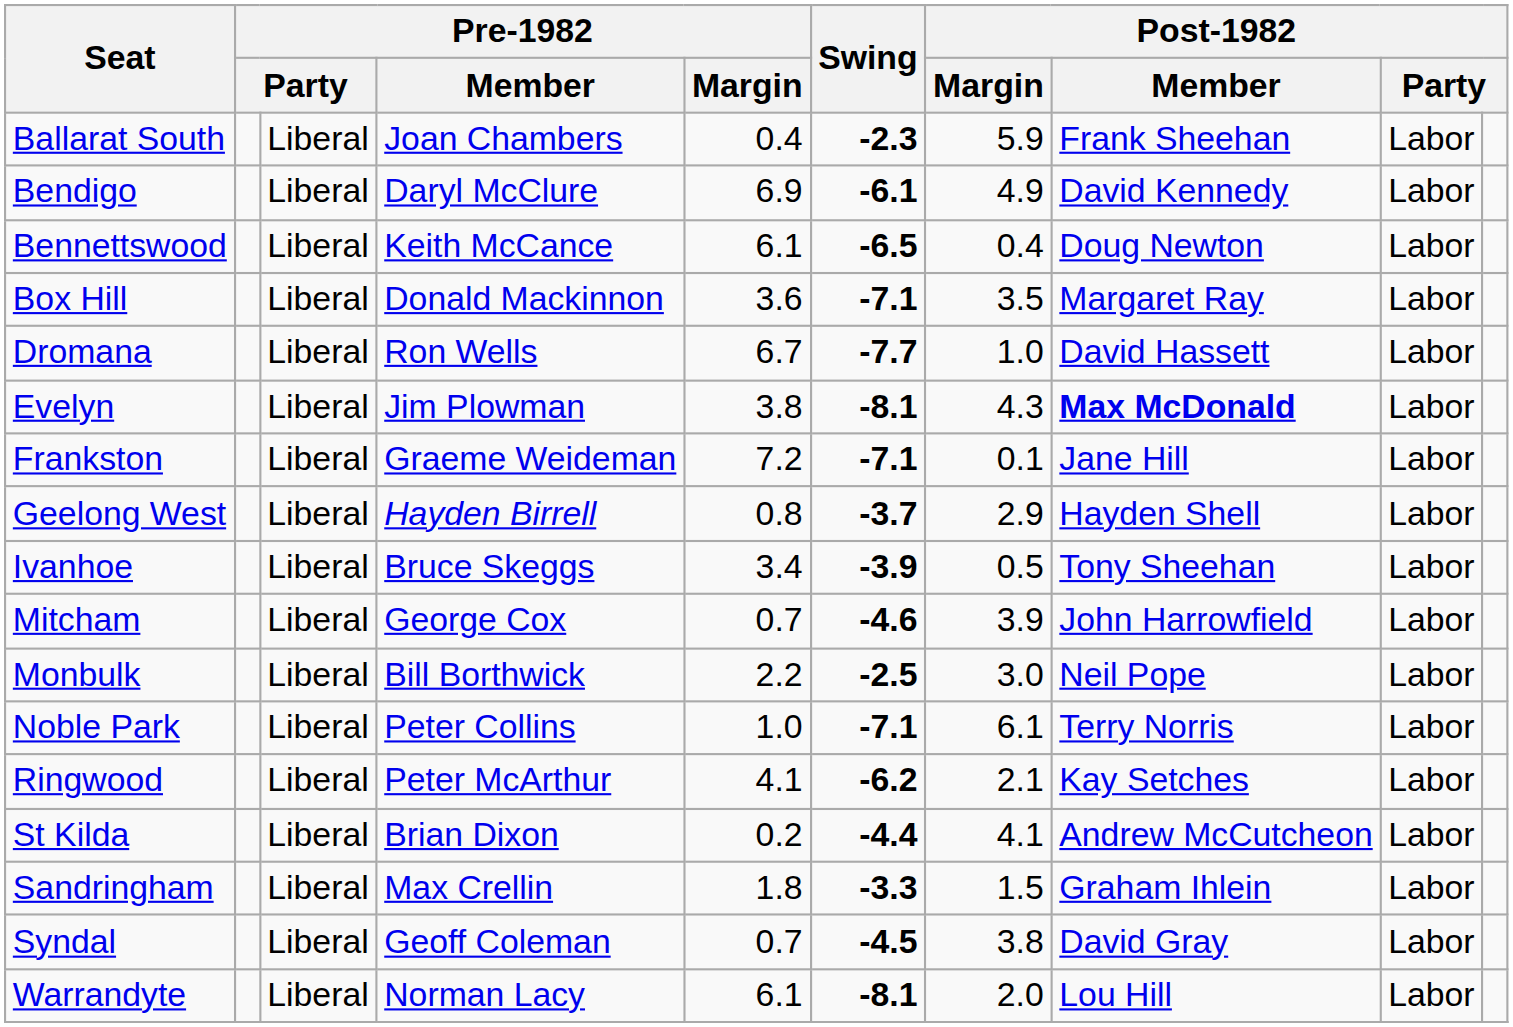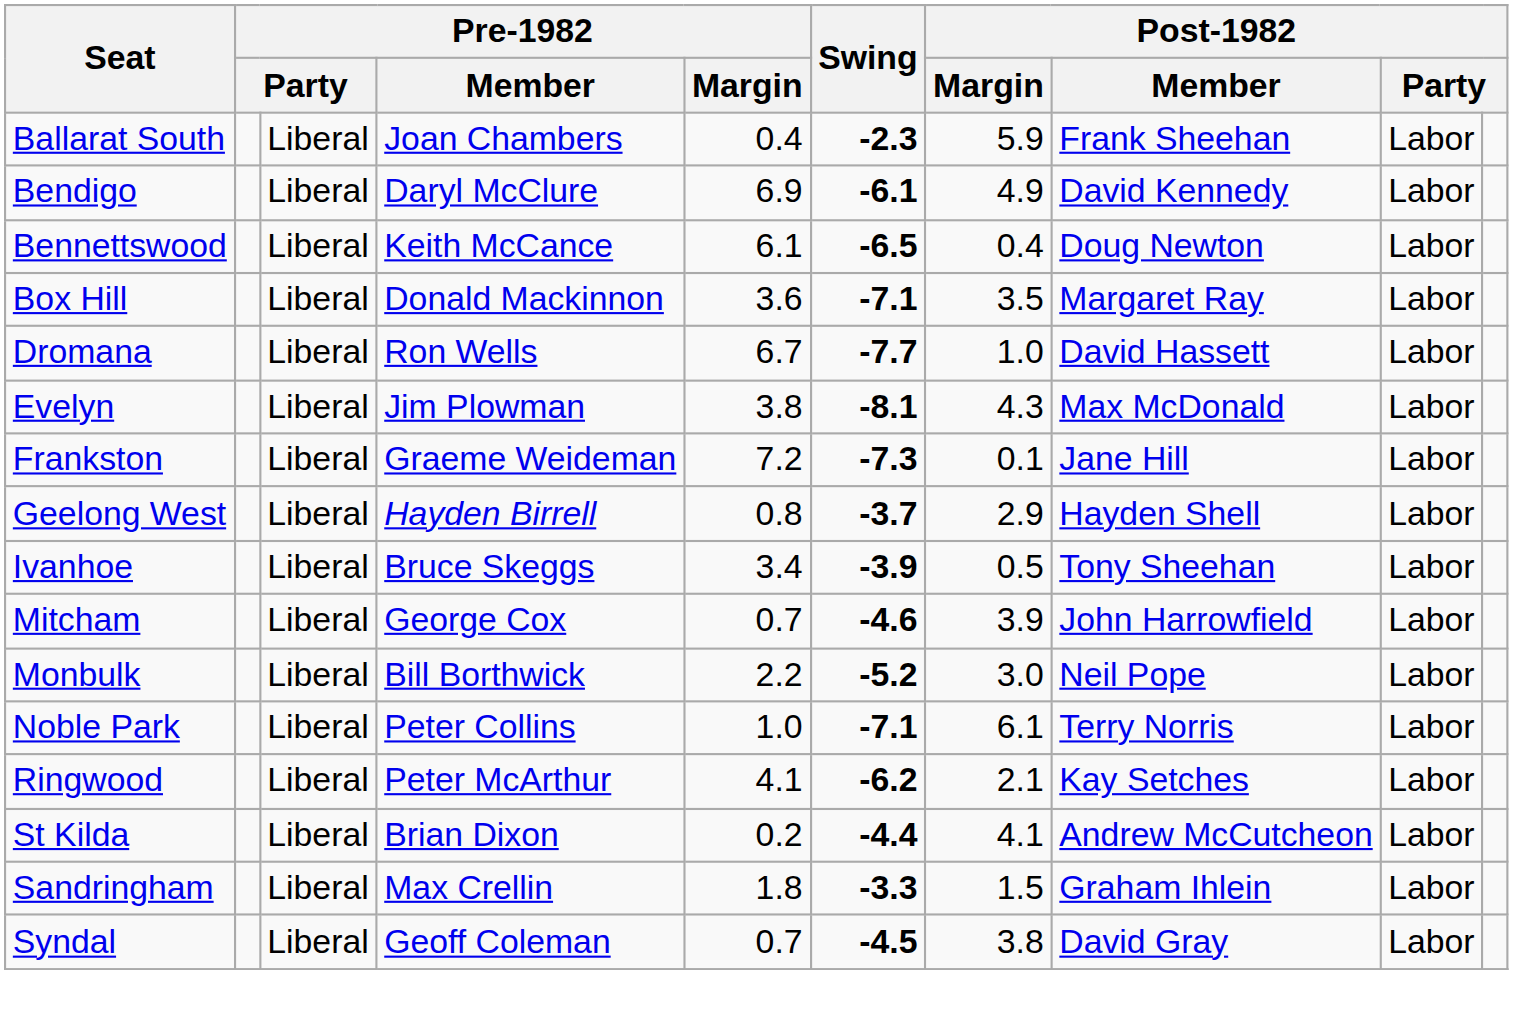(1178, 406) bold -> (1172, 406) normal
(888, 459) -7.1 -> (888, 459) -7.3
(888, 673) -2.5 -> (888, 673) -5.2
- row: (99, 995)
